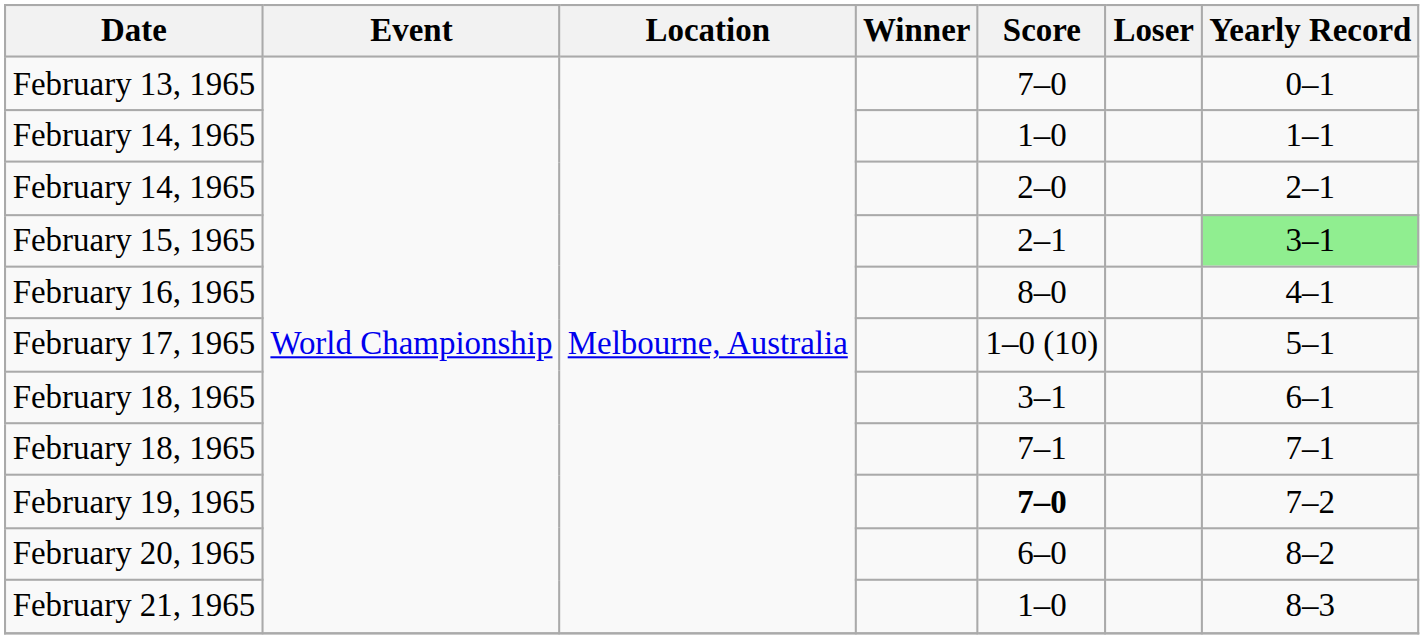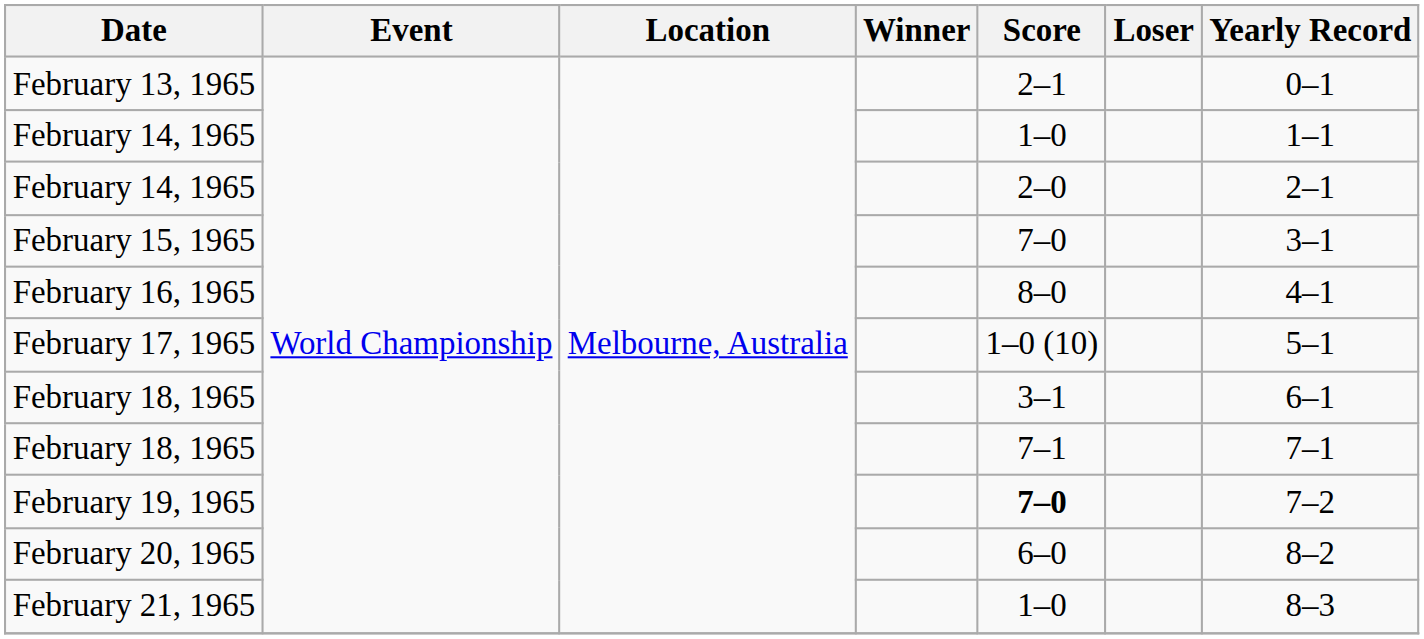(1042, 82) 7–0 -> (1042, 82) 2–1
(1042, 239) 2–1 -> (1042, 239) 7–0
(1310, 239) lightgreen background -> (1310, 239) no background
